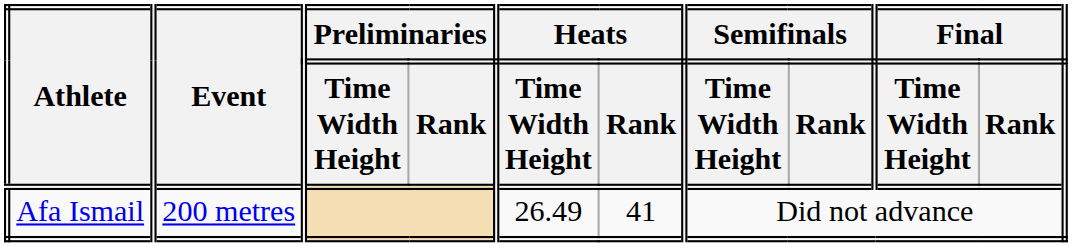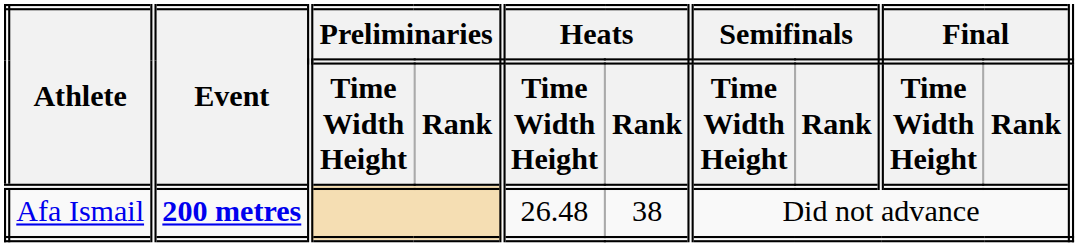(229, 212) normal -> (232, 212) bold
(548, 212) 26.49 -> (554, 212) 26.48
(641, 212) 41 -> (647, 212) 38
